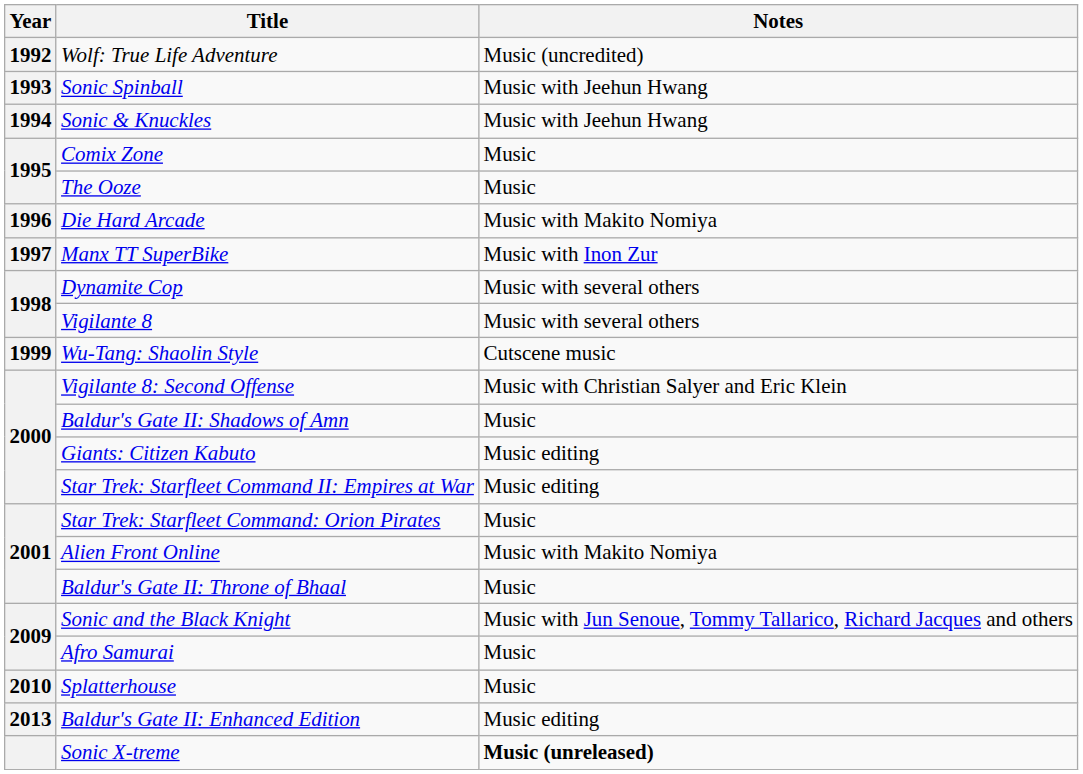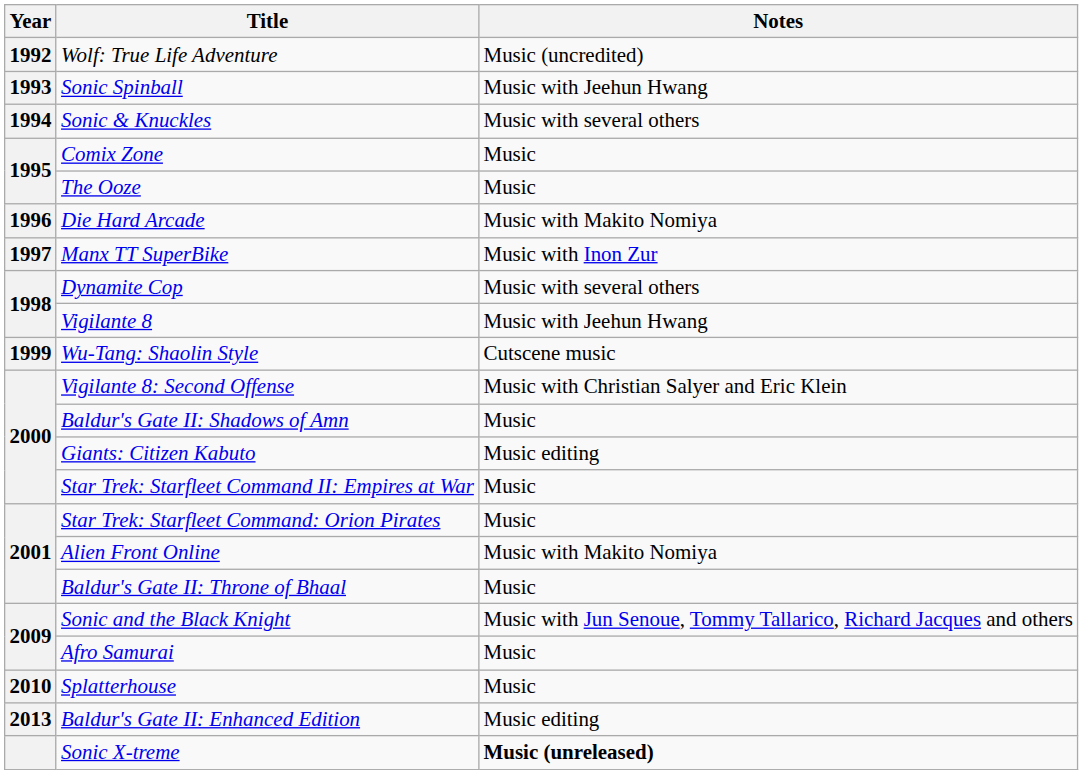(596, 120) Music with Jeehun Hwang -> (591, 120) Music with several others
(591, 320) Music with several others -> (596, 320) Music with Jeehun Hwang
(541, 486) Music editing -> (510, 486) Music
